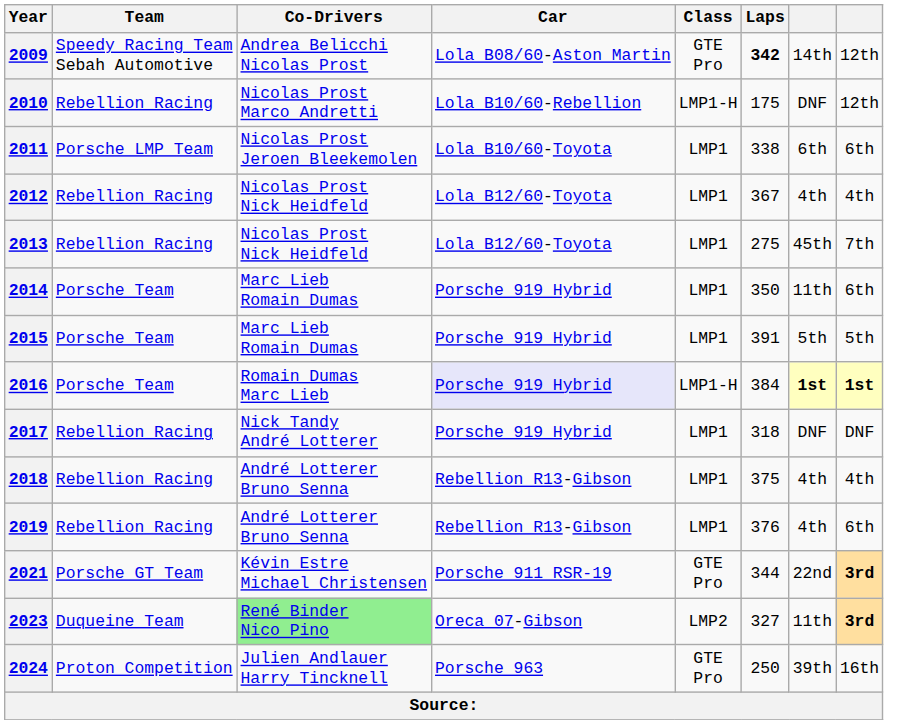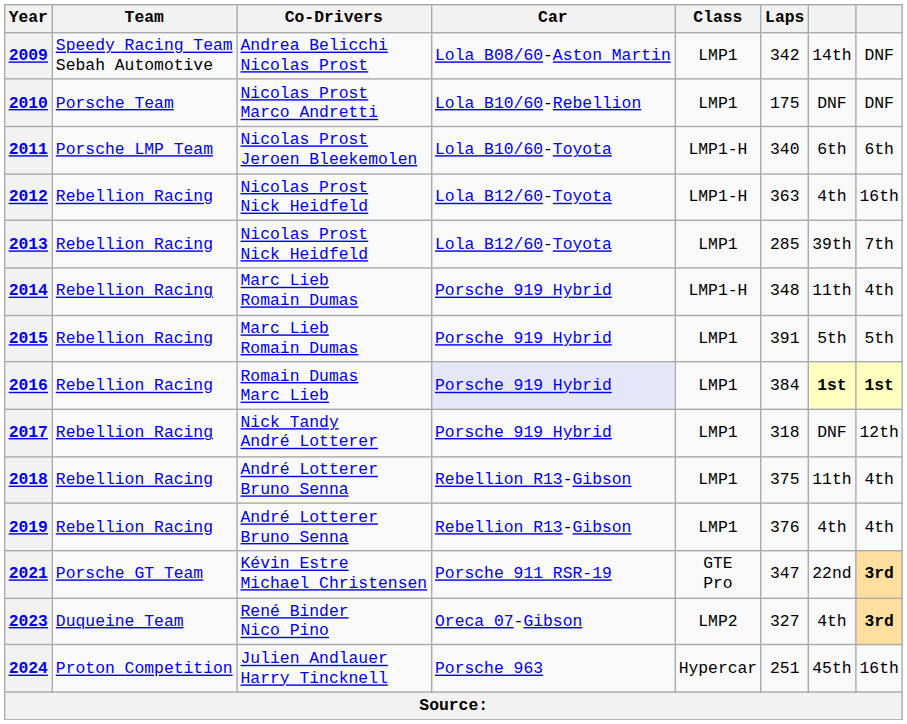(708, 55) GTE Pro -> (718, 55) LMP1
(765, 55) bold -> (785, 55) normal
(860, 55) 12th -> (879, 55) DNF
(134, 103) Rebellion Racing -> (115, 103) Porsche Team
(708, 103) LMP1-H -> (718, 103) LMP1
(860, 103) 12th -> (879, 103) DNF
(708, 150) LMP1 -> (718, 150) LMP1-H
(765, 150) 338 -> (785, 150) 340
(708, 197) LMP1 -> (718, 197) LMP1-H
(765, 197) 367 -> (785, 197) 363
(860, 197) 4th -> (879, 197) 16th
(765, 244) 275 -> (785, 244) 285
(812, 244) 45th -> (832, 244) 39th
(115, 291) Porsche Team -> (134, 291) Rebellion Racing
(708, 291) LMP1 -> (718, 291) LMP1-H
(765, 291) 350 -> (785, 291) 348
(860, 291) 6th -> (879, 291) 4th
(115, 338) Porsche Team -> (134, 338) Rebellion Racing
(115, 385) Porsche Team -> (134, 385) Rebellion Racing
(708, 385) LMP1-H -> (718, 385) LMP1
(860, 432) DNF -> (879, 432) 12th
(812, 480) 4th -> (832, 480) 11th
(860, 527) 6th -> (879, 527) 4th
(765, 574) 344 -> (785, 574) 347
(295, 621) lightgreen background -> (295, 621) no background
(812, 621) 11th -> (832, 621) 4th
(708, 668) GTE Pro -> (718, 668) Hypercar
(765, 668) 250 -> (785, 668) 251
(812, 668) 39th -> (832, 668) 45th
